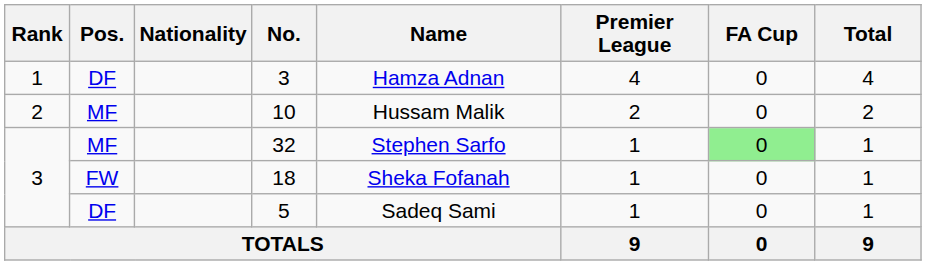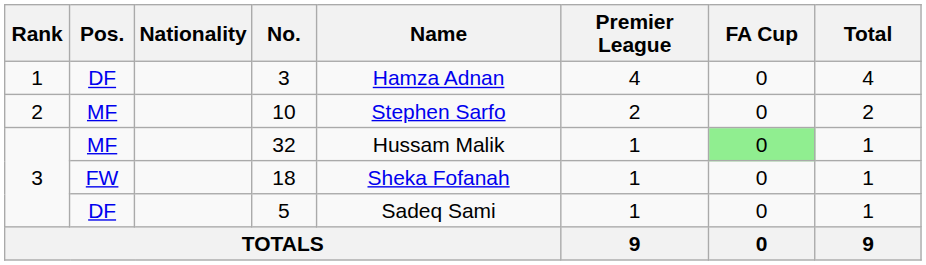(439, 111) Hussam Malik -> (439, 111) Stephen Sarfo
(439, 145) Stephen Sarfo -> (439, 145) Hussam Malik
